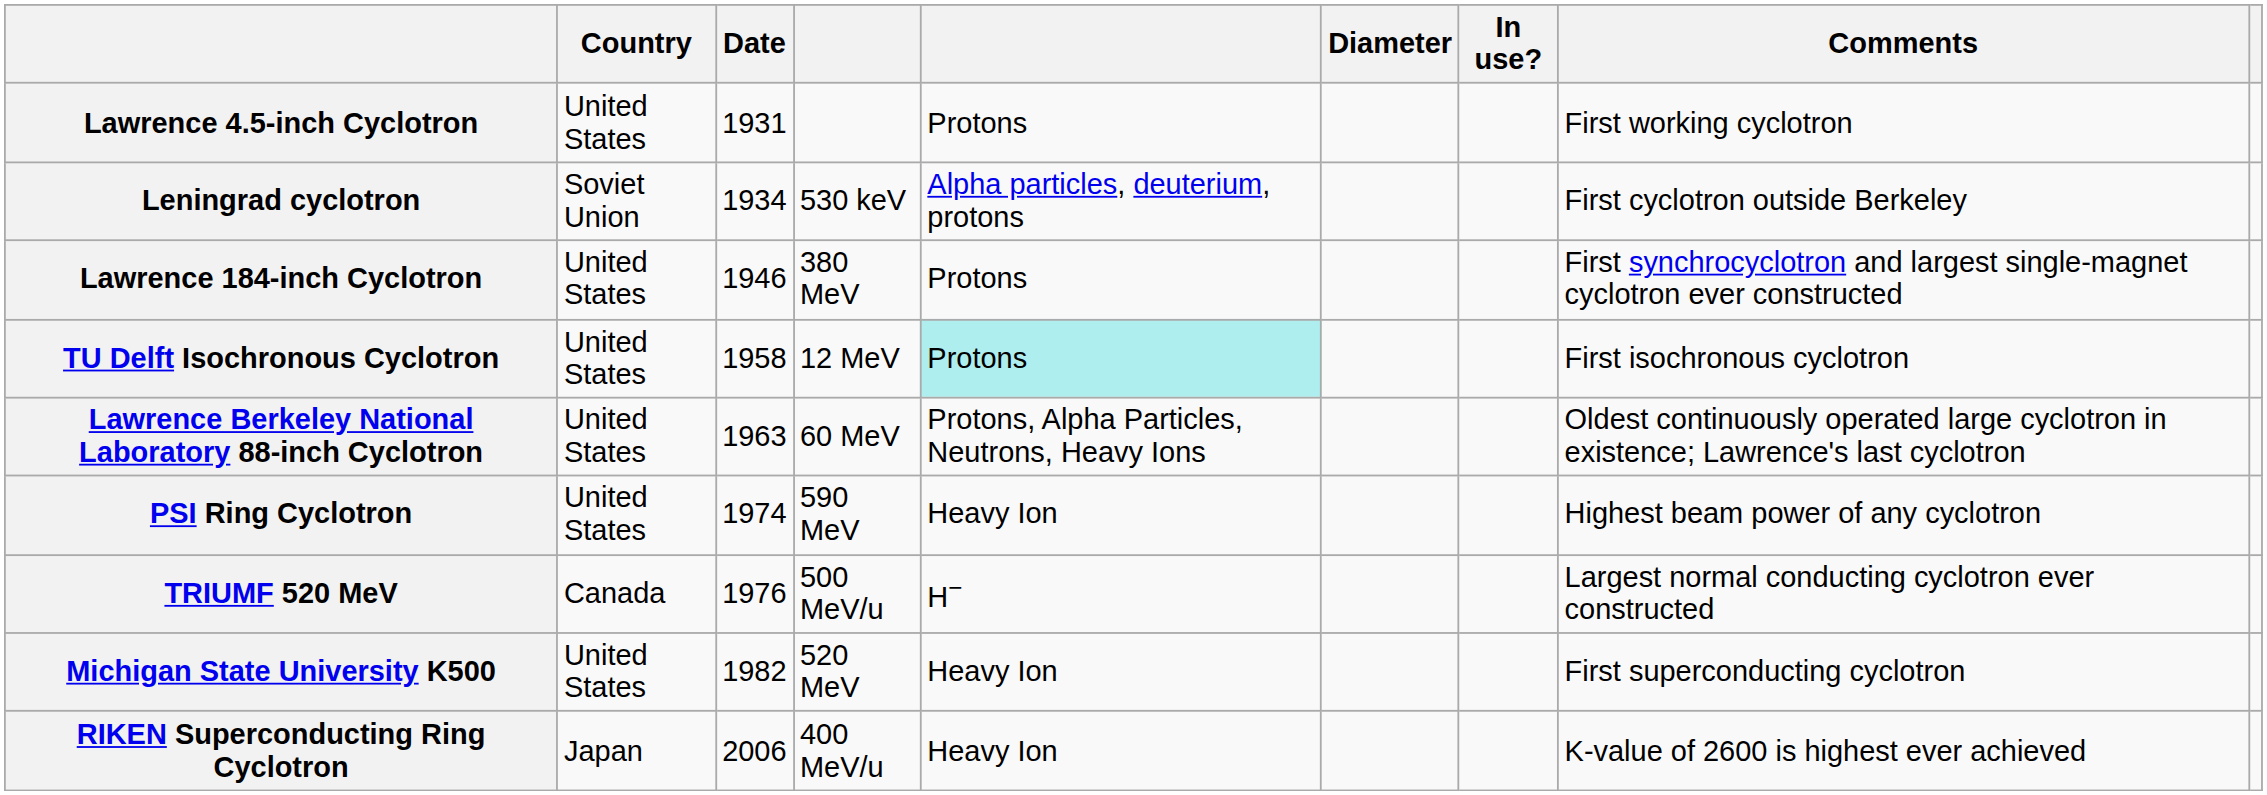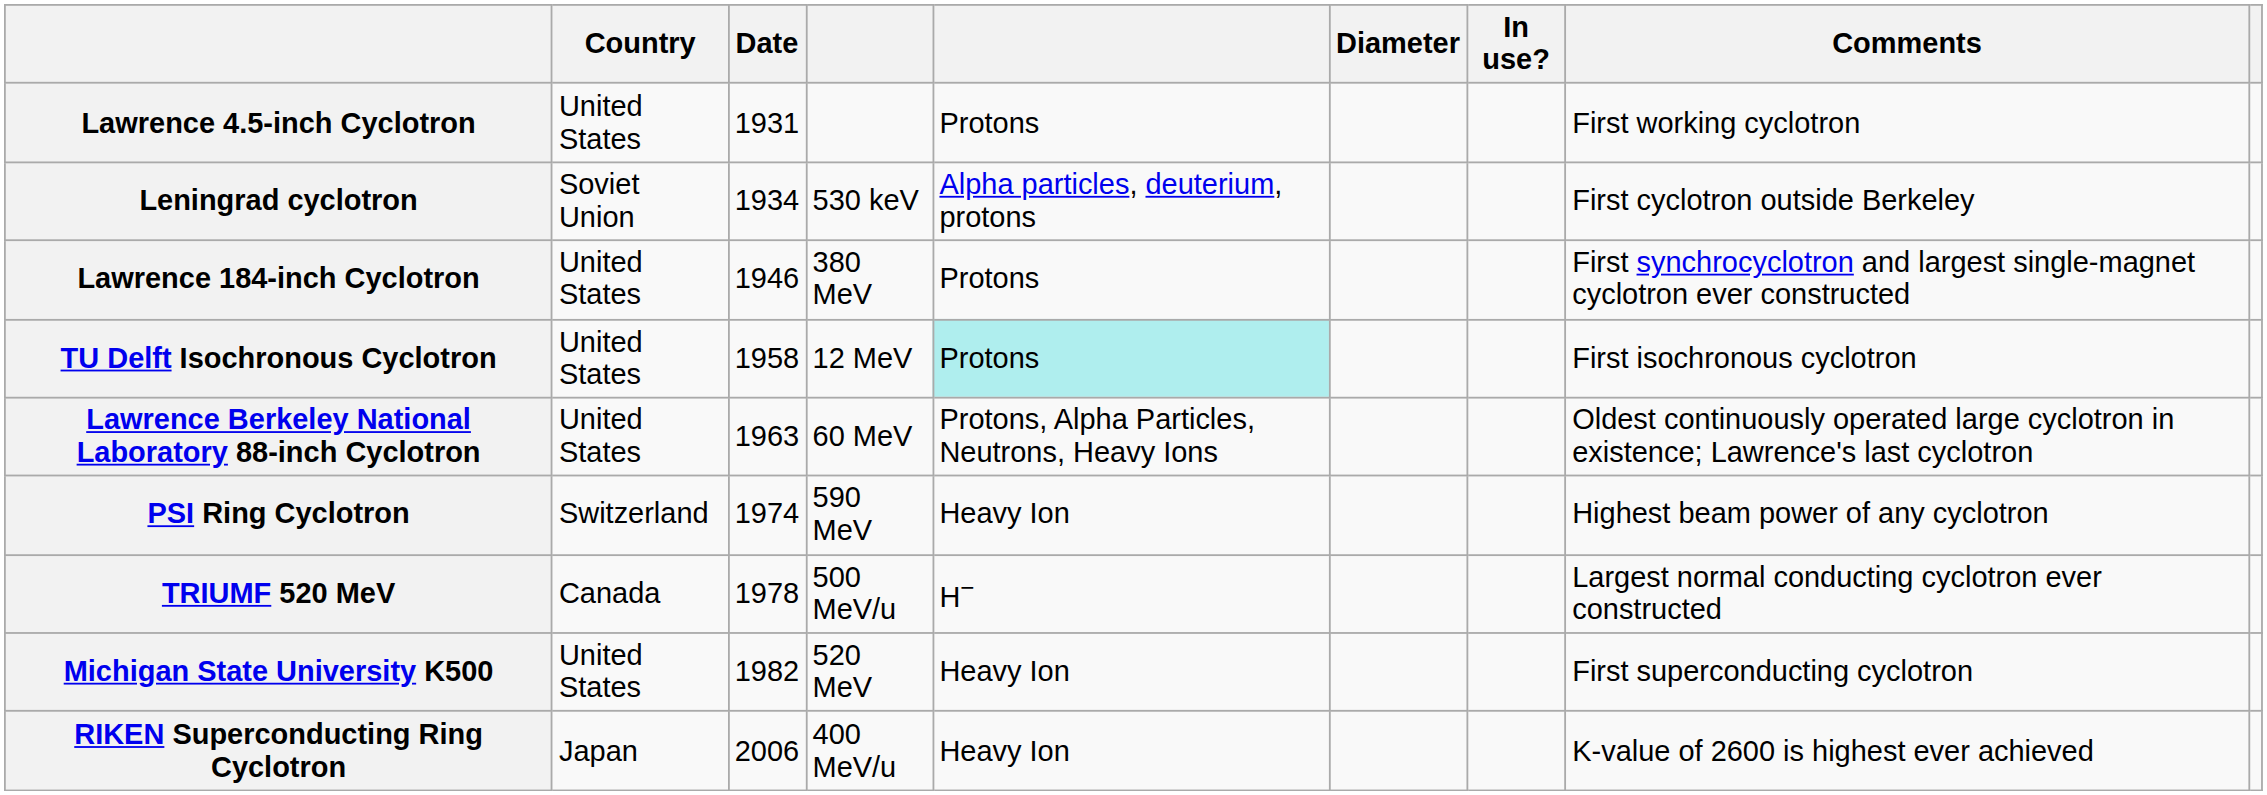(606, 514) United States -> (634, 514) Switzerland
(754, 593) 1976 -> (767, 593) 1978
